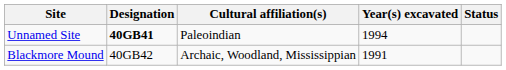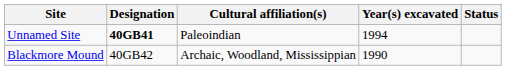(375, 55) 1991 -> (375, 55) 1990
